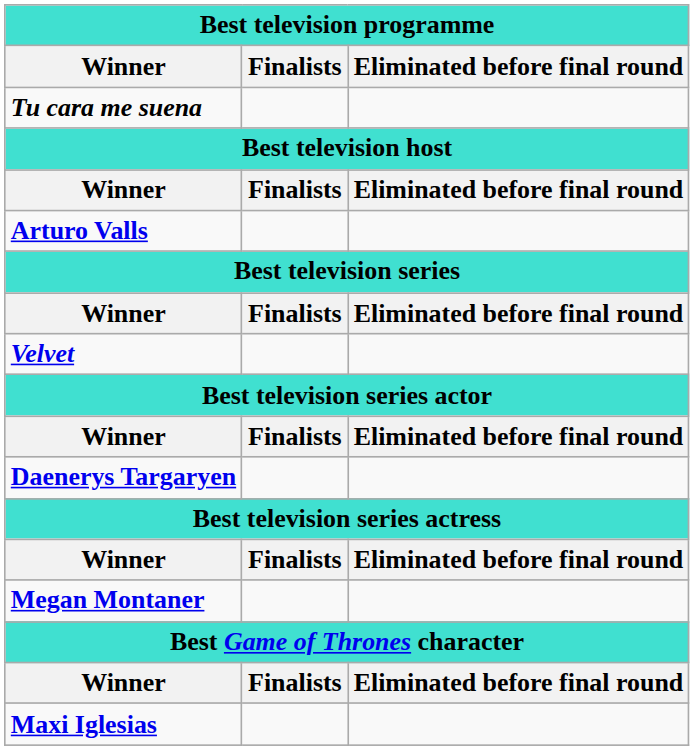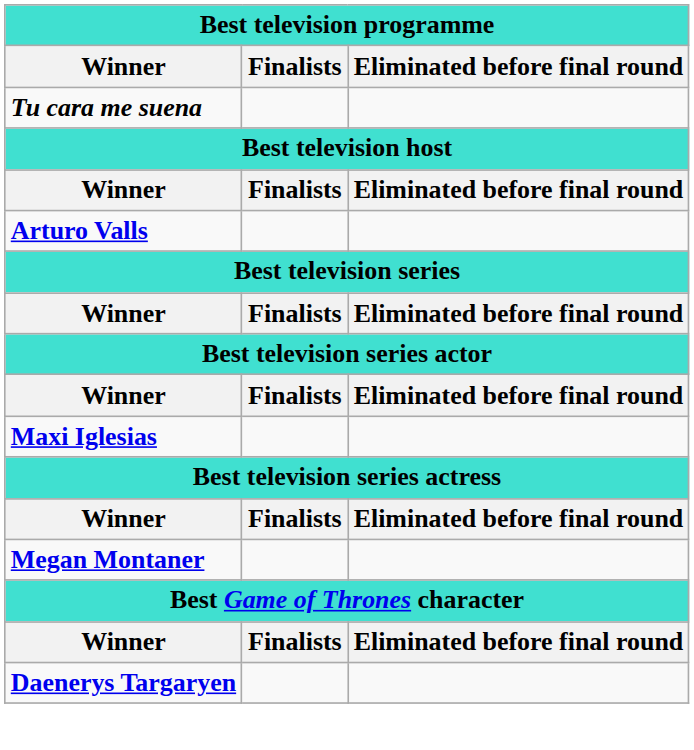- row: (42, 353)
rows swapped: (84, 723) <-> (123, 477)
